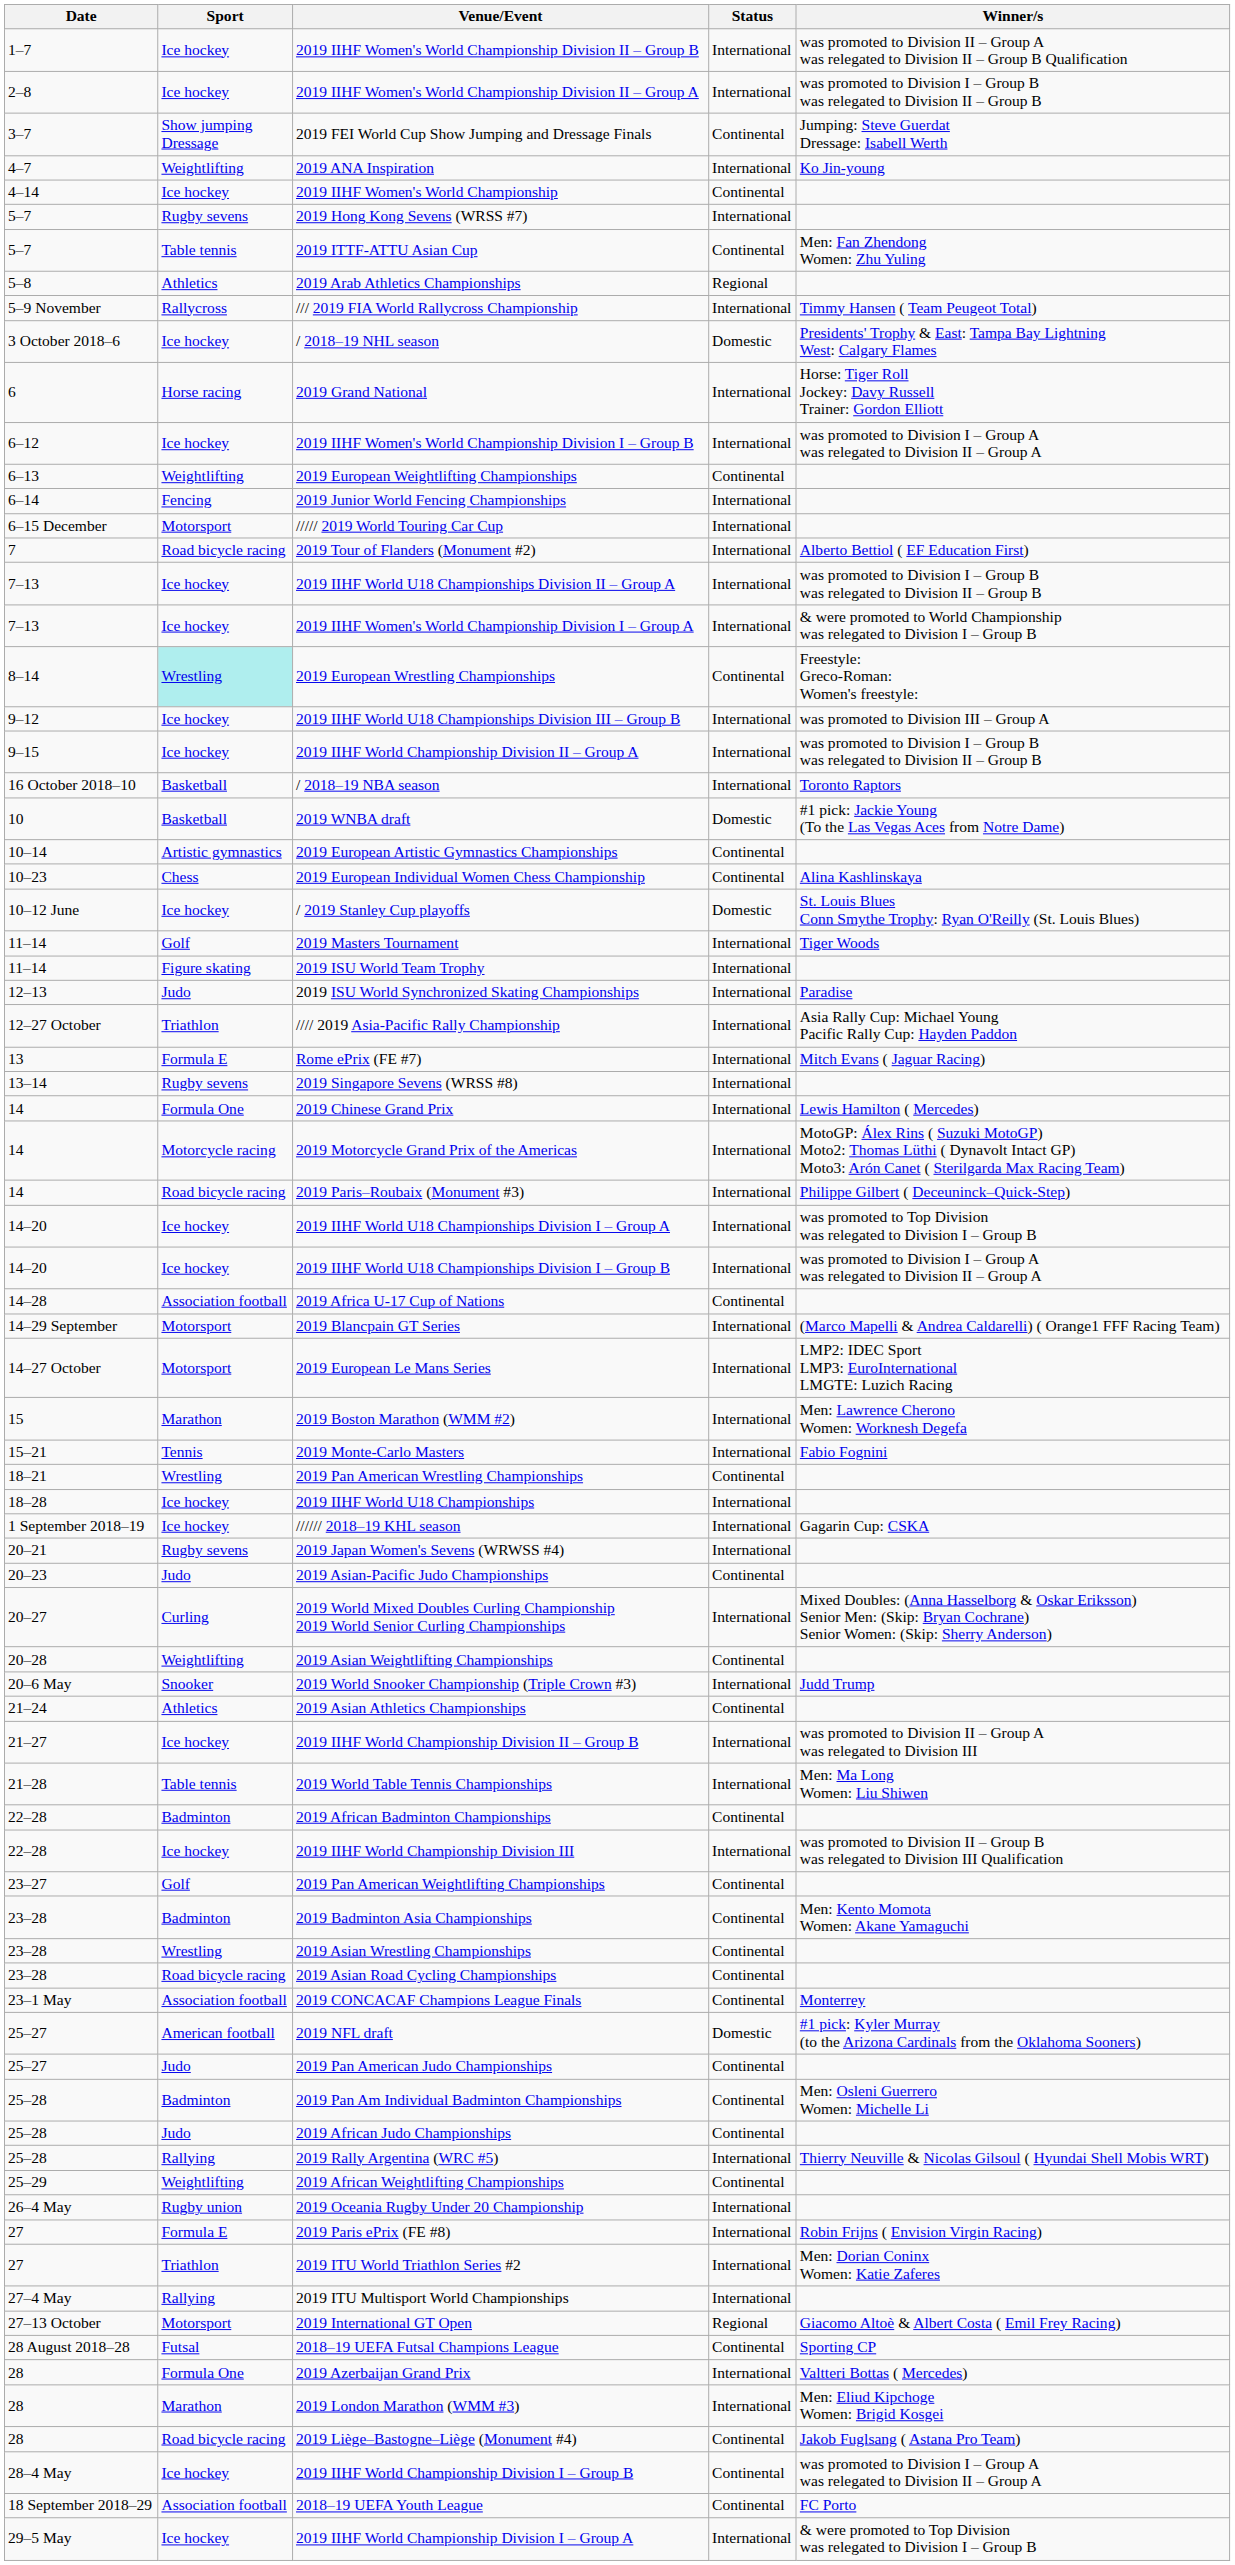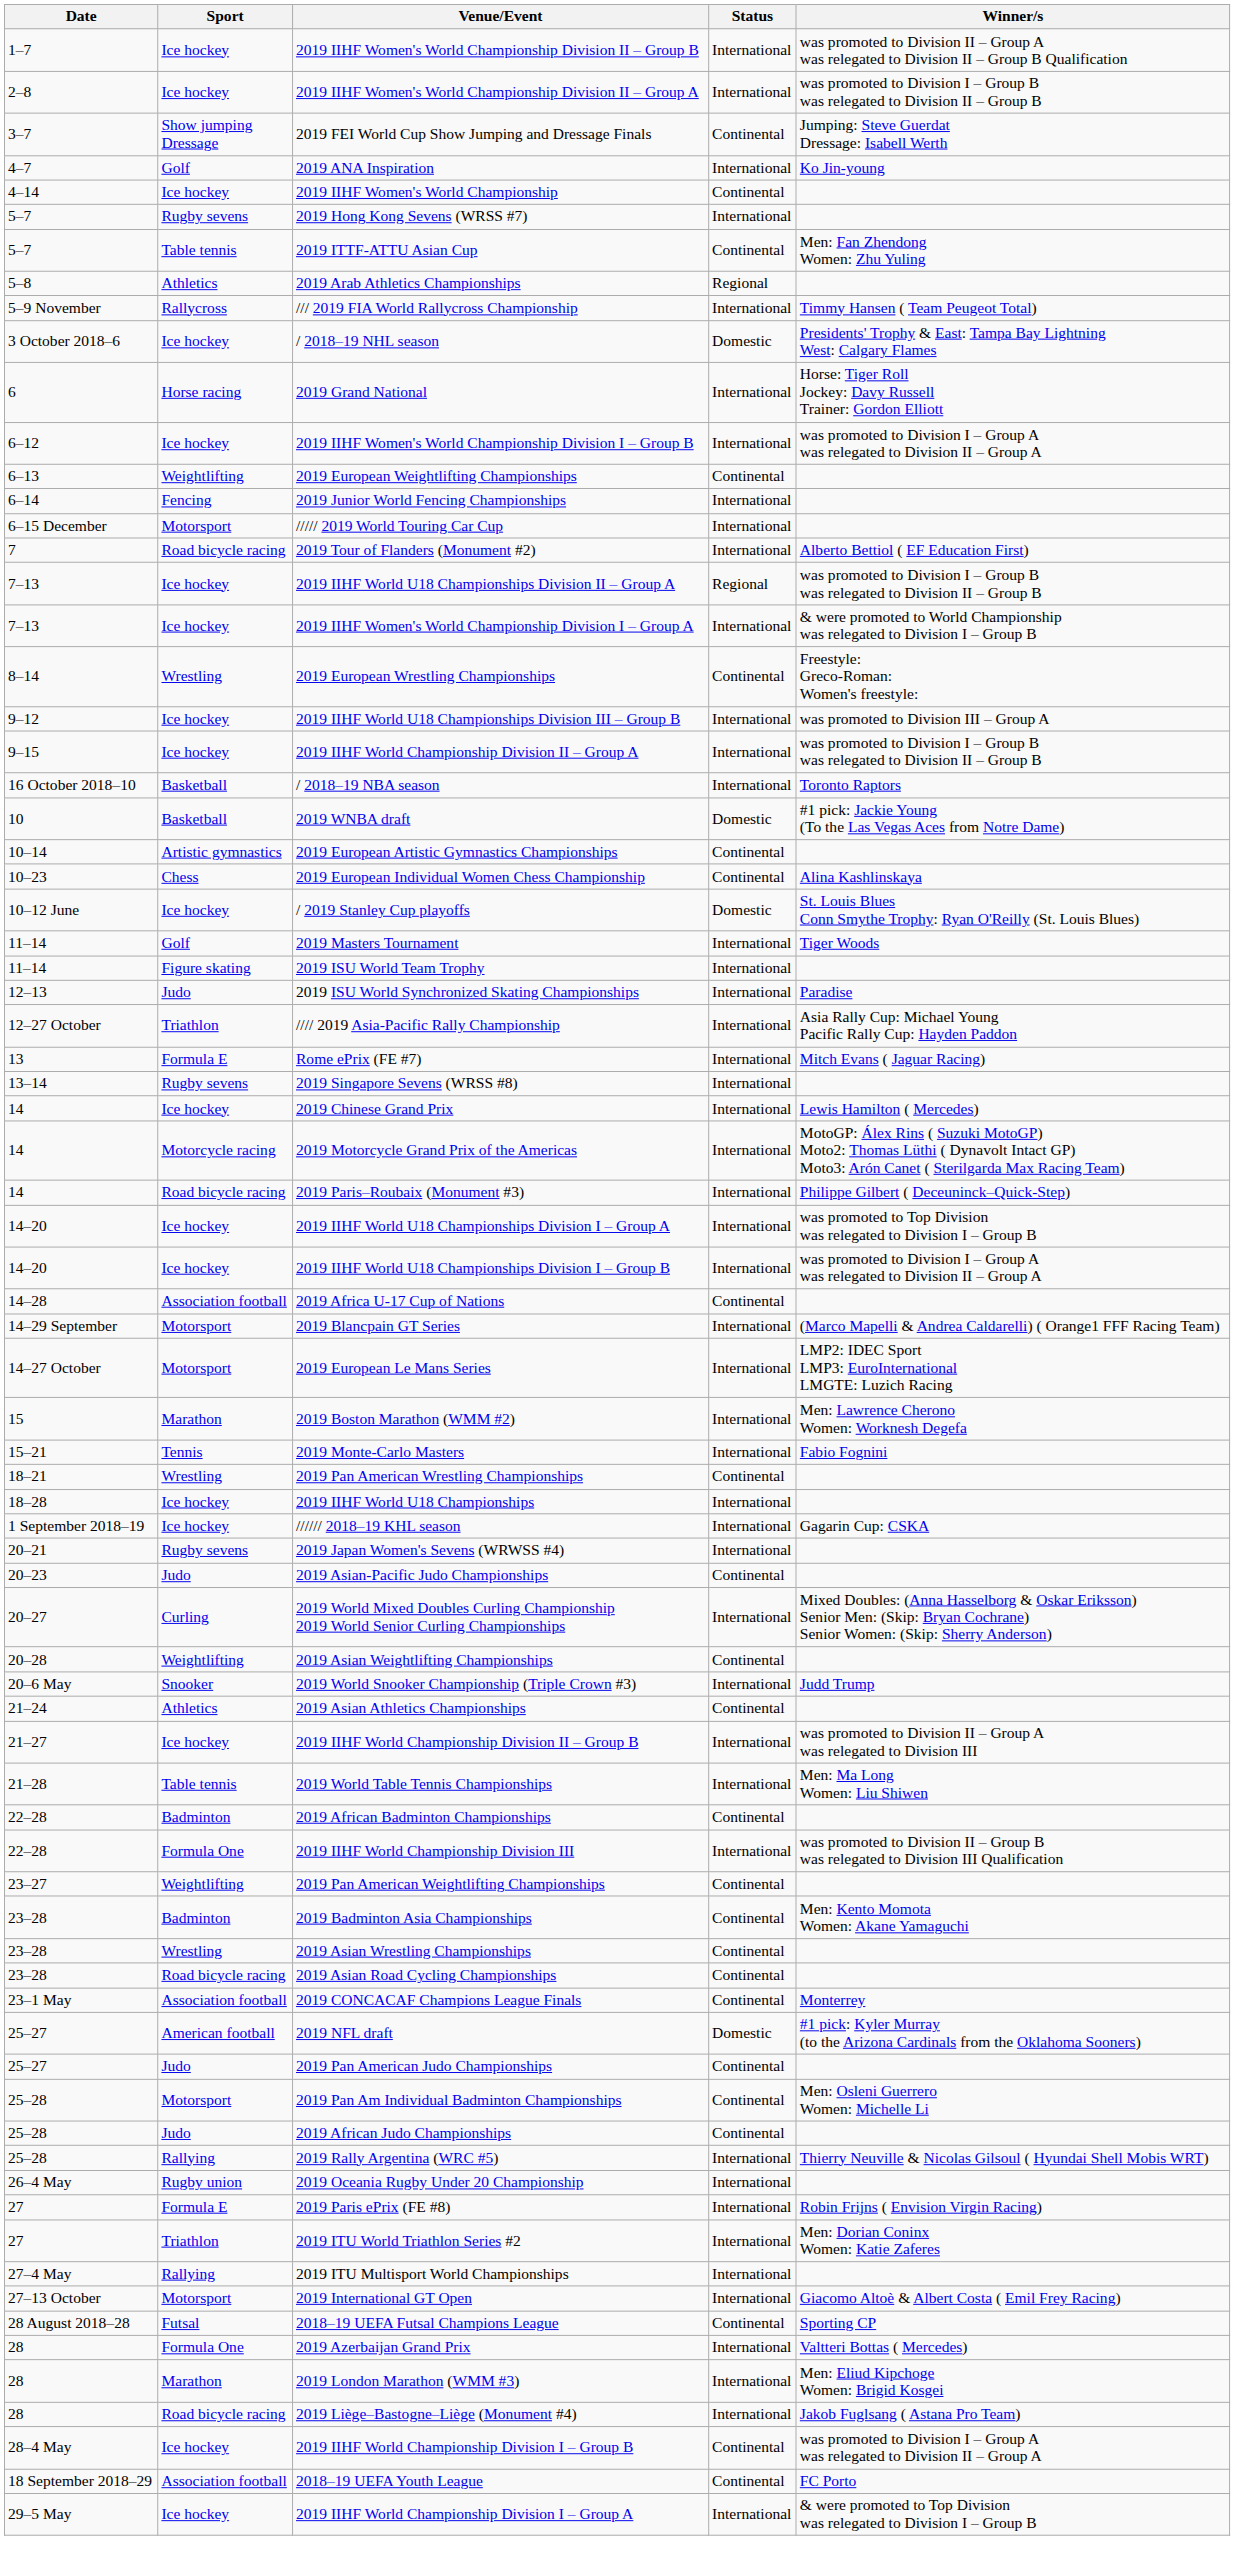(203, 167) Weightlifting -> (176, 167) Golf
(752, 583) International -> (740, 583) Regional
(192, 676) paleturquoise background -> (192, 676) no background
(203, 1108) Formula One -> (195, 1108) Ice hockey
(195, 1850) Ice hockey -> (203, 1850) Formula One
(176, 1884) Golf -> (203, 1884) Weightlifting
(196, 2100) Badminton -> (196, 2100) Motorsport
- row: (430, 2182)
(740, 2323) Regional -> (752, 2298) International
(748, 2439) Continental -> (752, 2414) International
